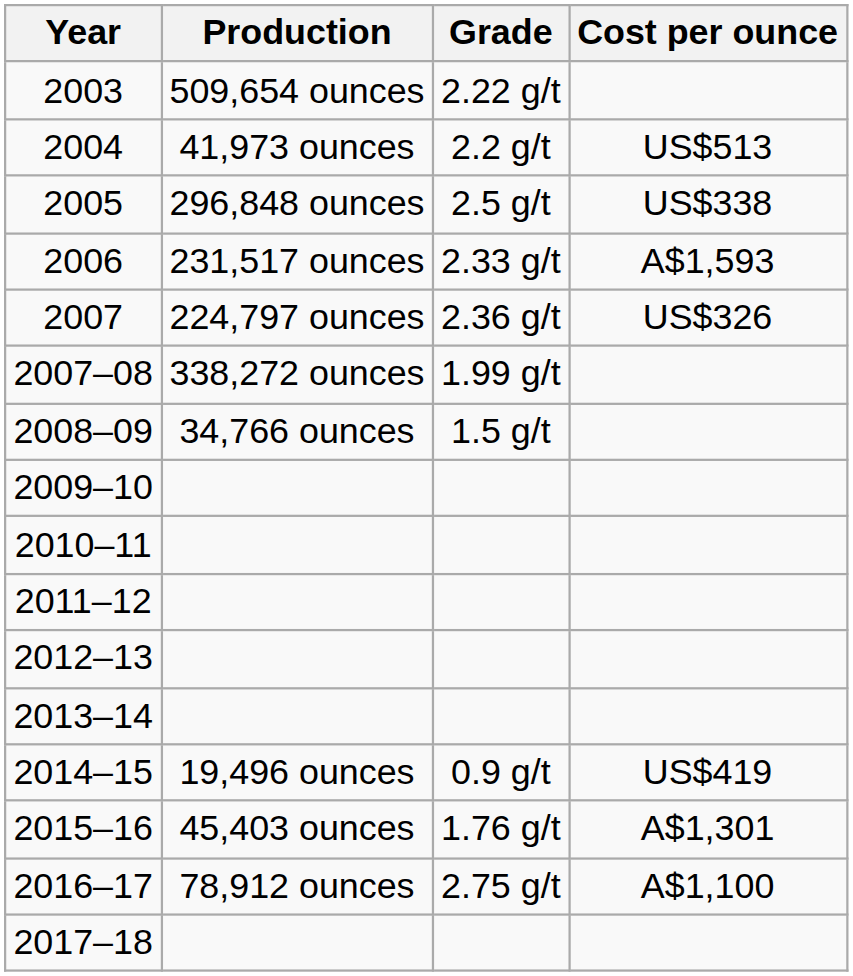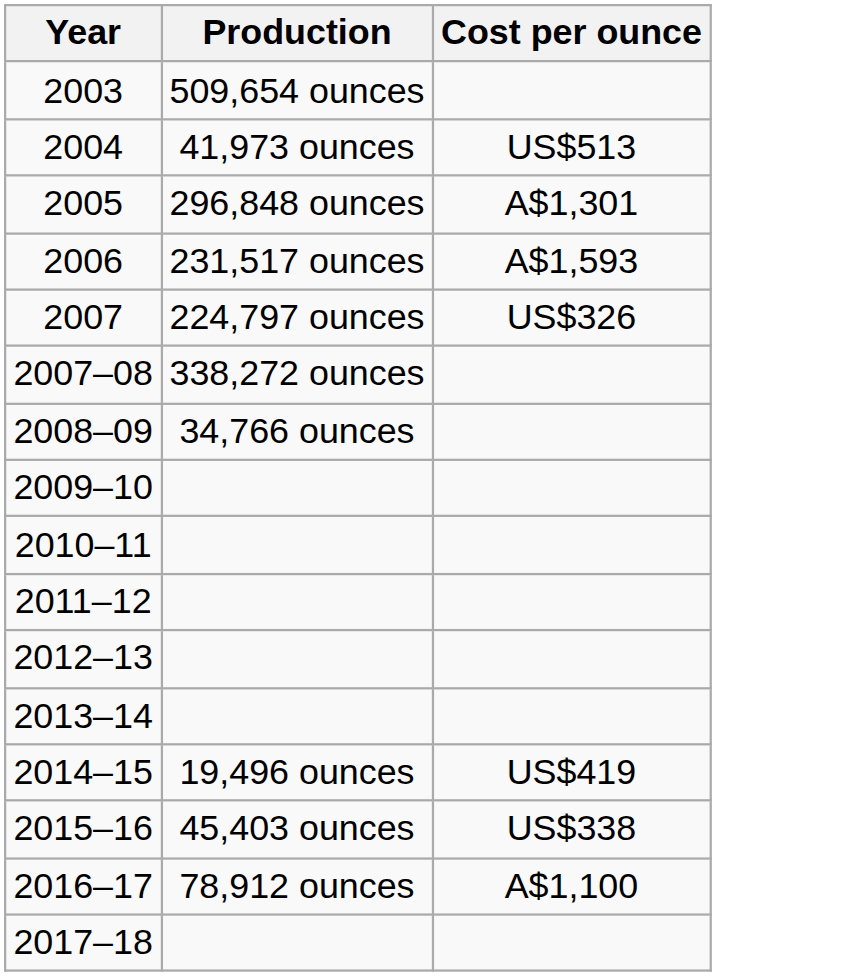- column: (501, 32)
(708, 203) US$338 -> (571, 203) A$1,301
(708, 828) A$1,301 -> (571, 828) US$338
